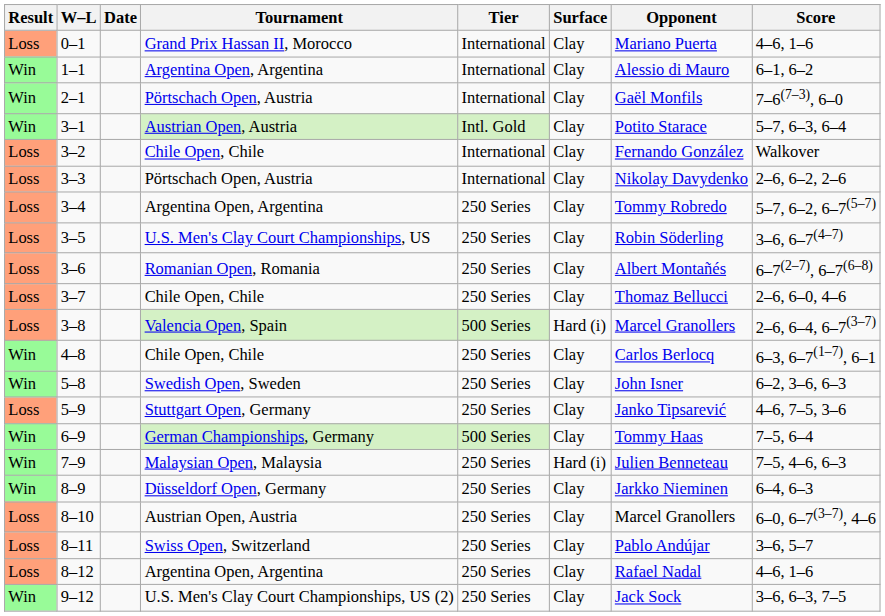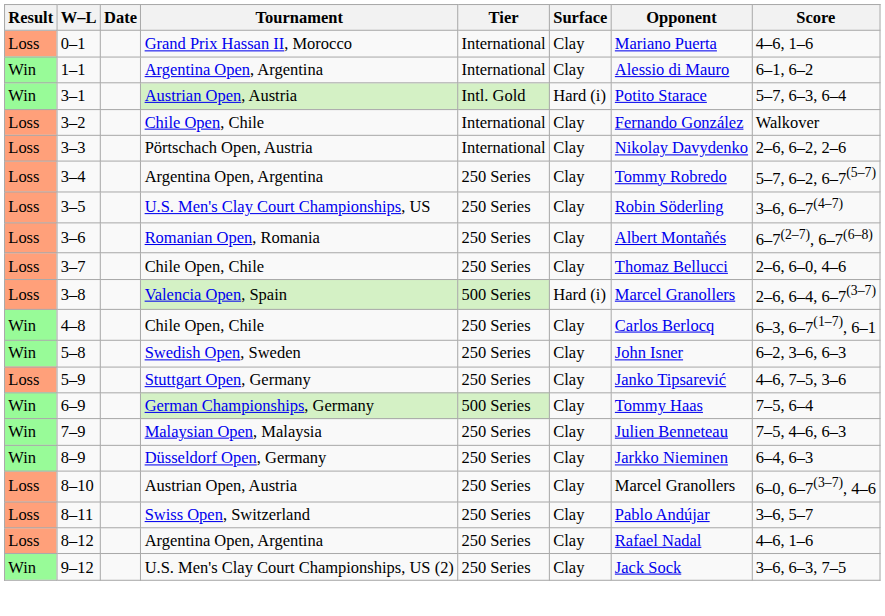- row: (73, 98)
(569, 126) Clay -> (580, 95) Hard (i)
(580, 462) Hard (i) -> (569, 431) Clay
